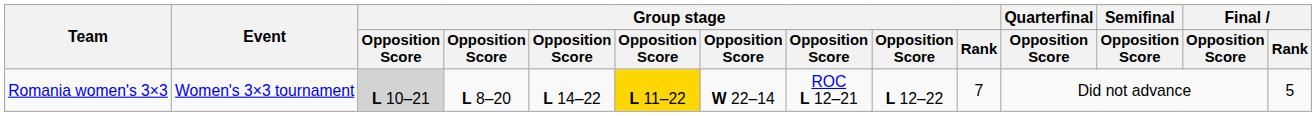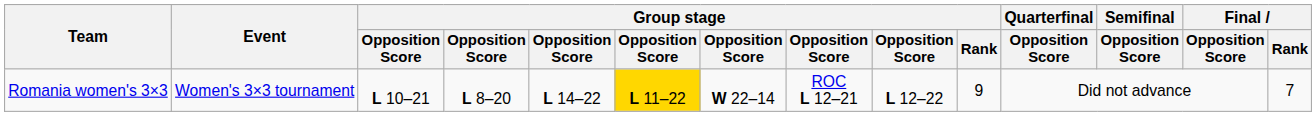(401, 99) lightgrey background -> (401, 99) no background
(979, 91) 7 -> (979, 91) 9
(1290, 91) 5 -> (1290, 91) 7
